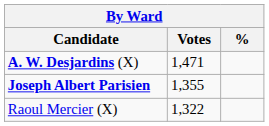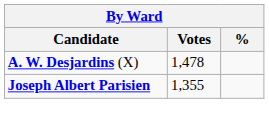(188, 62) 1,471 -> (188, 62) 1,478
- row: (63, 109)
